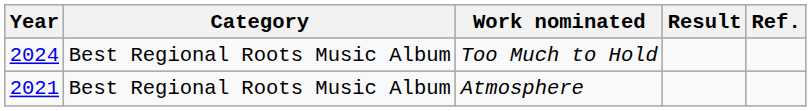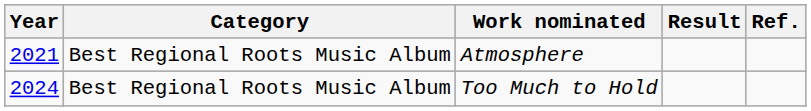rows swapped: (522, 88) <-> (559, 55)
